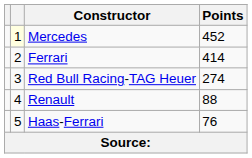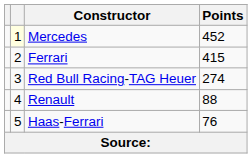(214, 57) 414 -> (214, 57) 415
